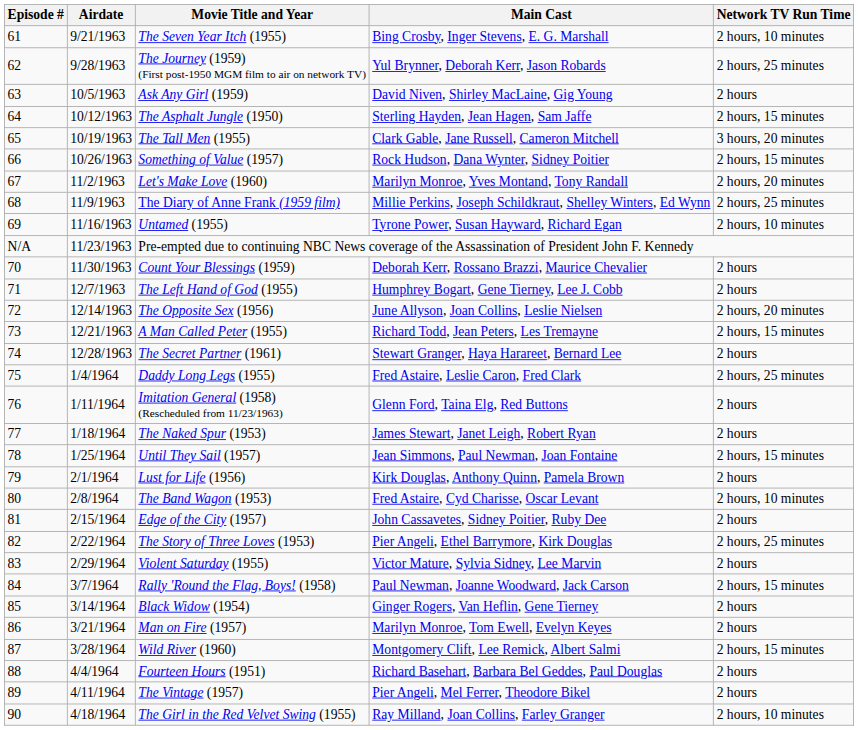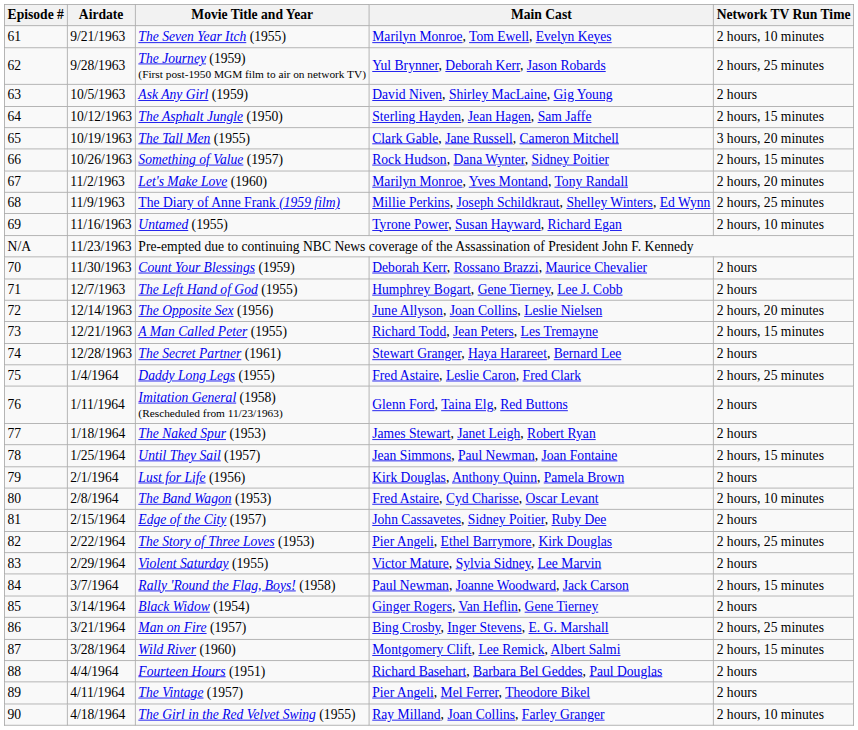(490, 36) Bing Crosby, Inger Stevens, E. G. Marshall -> (492, 36) Marilyn Monroe, Tom Ewell, Evelyn Keyes
(492, 628) Marilyn Monroe, Tom Ewell, Evelyn Keyes -> (490, 628) Bing Crosby, Inger Stevens, E. G. Marshall
(737, 628) 2 hours -> (770, 628) 2 hours, 25 minutes
